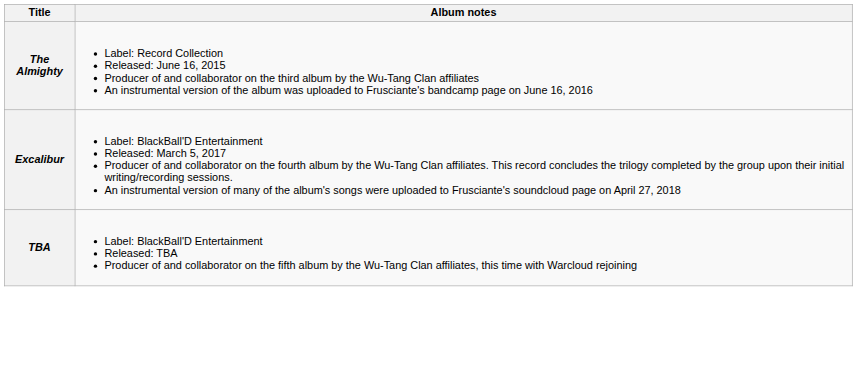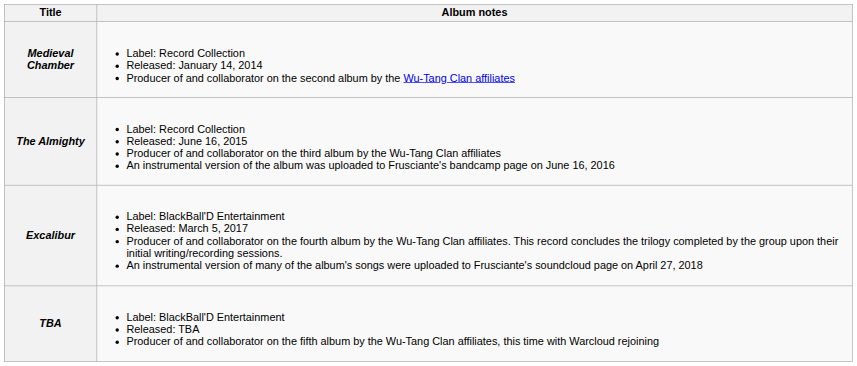+ row: (51, 59)
